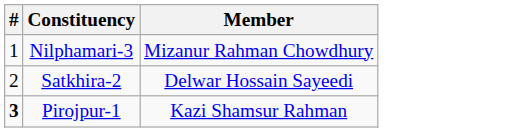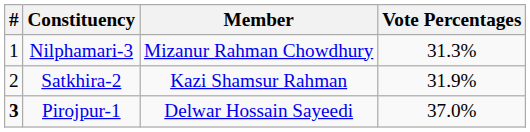+ column: (452, 19)
(259, 80) Delwar Hossain Sayeedi -> (259, 80) Kazi Shamsur Rahman
(259, 111) Kazi Shamsur Rahman -> (259, 111) Delwar Hossain Sayeedi
